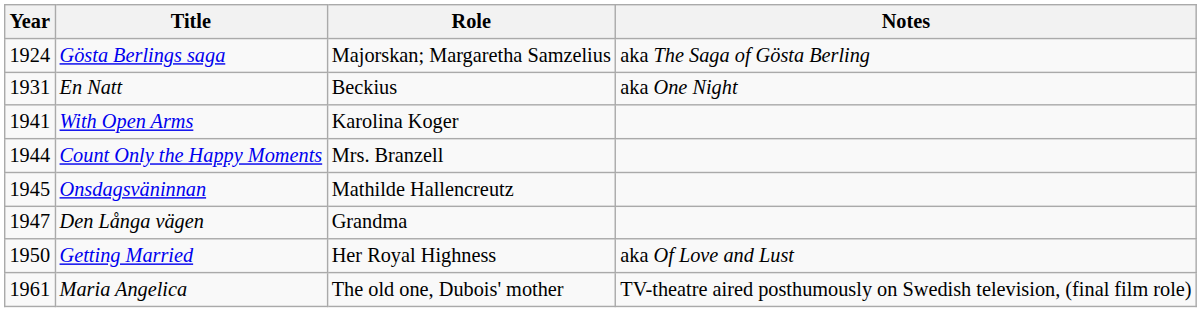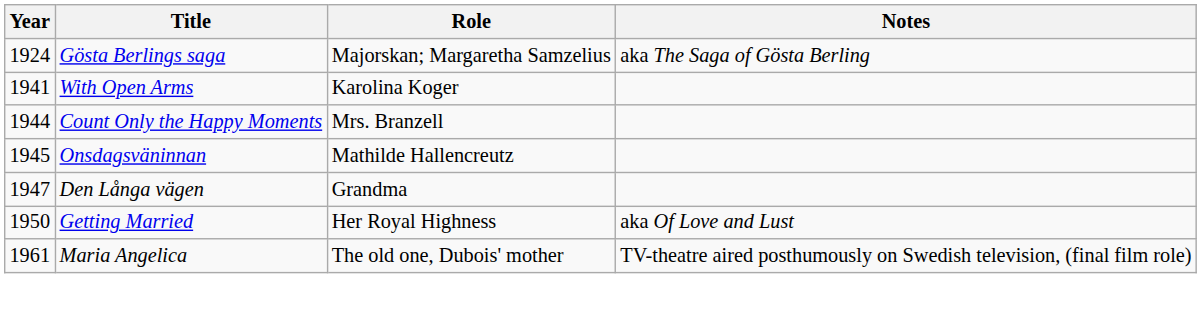- row: (91, 88)
